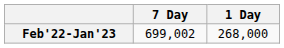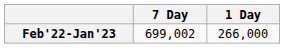(243, 34) 268,000 -> (243, 34) 266,000
